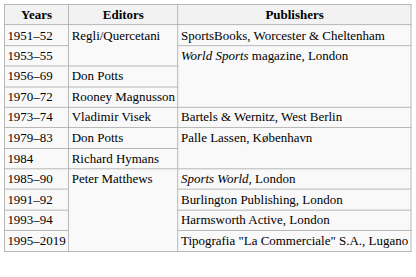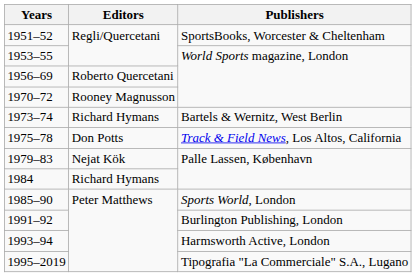(97, 76) Don Potts -> (123, 76) Roberto Quercetani
(111, 117) Vladimir Visek -> (115, 117) Richard Hymans
+ row: (30, 138)
(97, 138) Don Potts -> (98, 158) Nejat Kök
